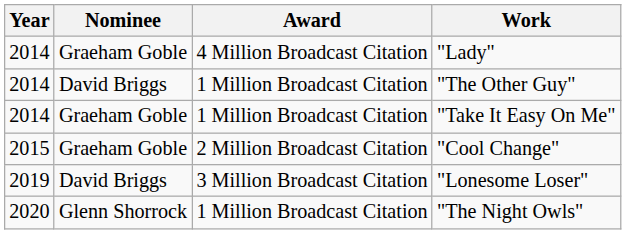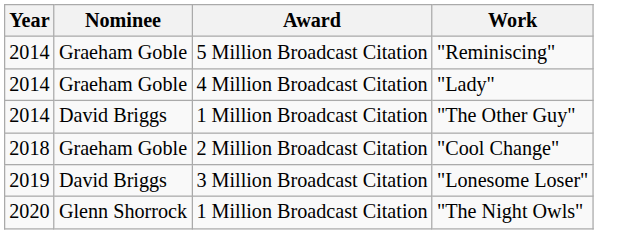+ row: (496, 52)
- row: (526, 116)
(29, 148) 2015 -> (29, 148) 2018
